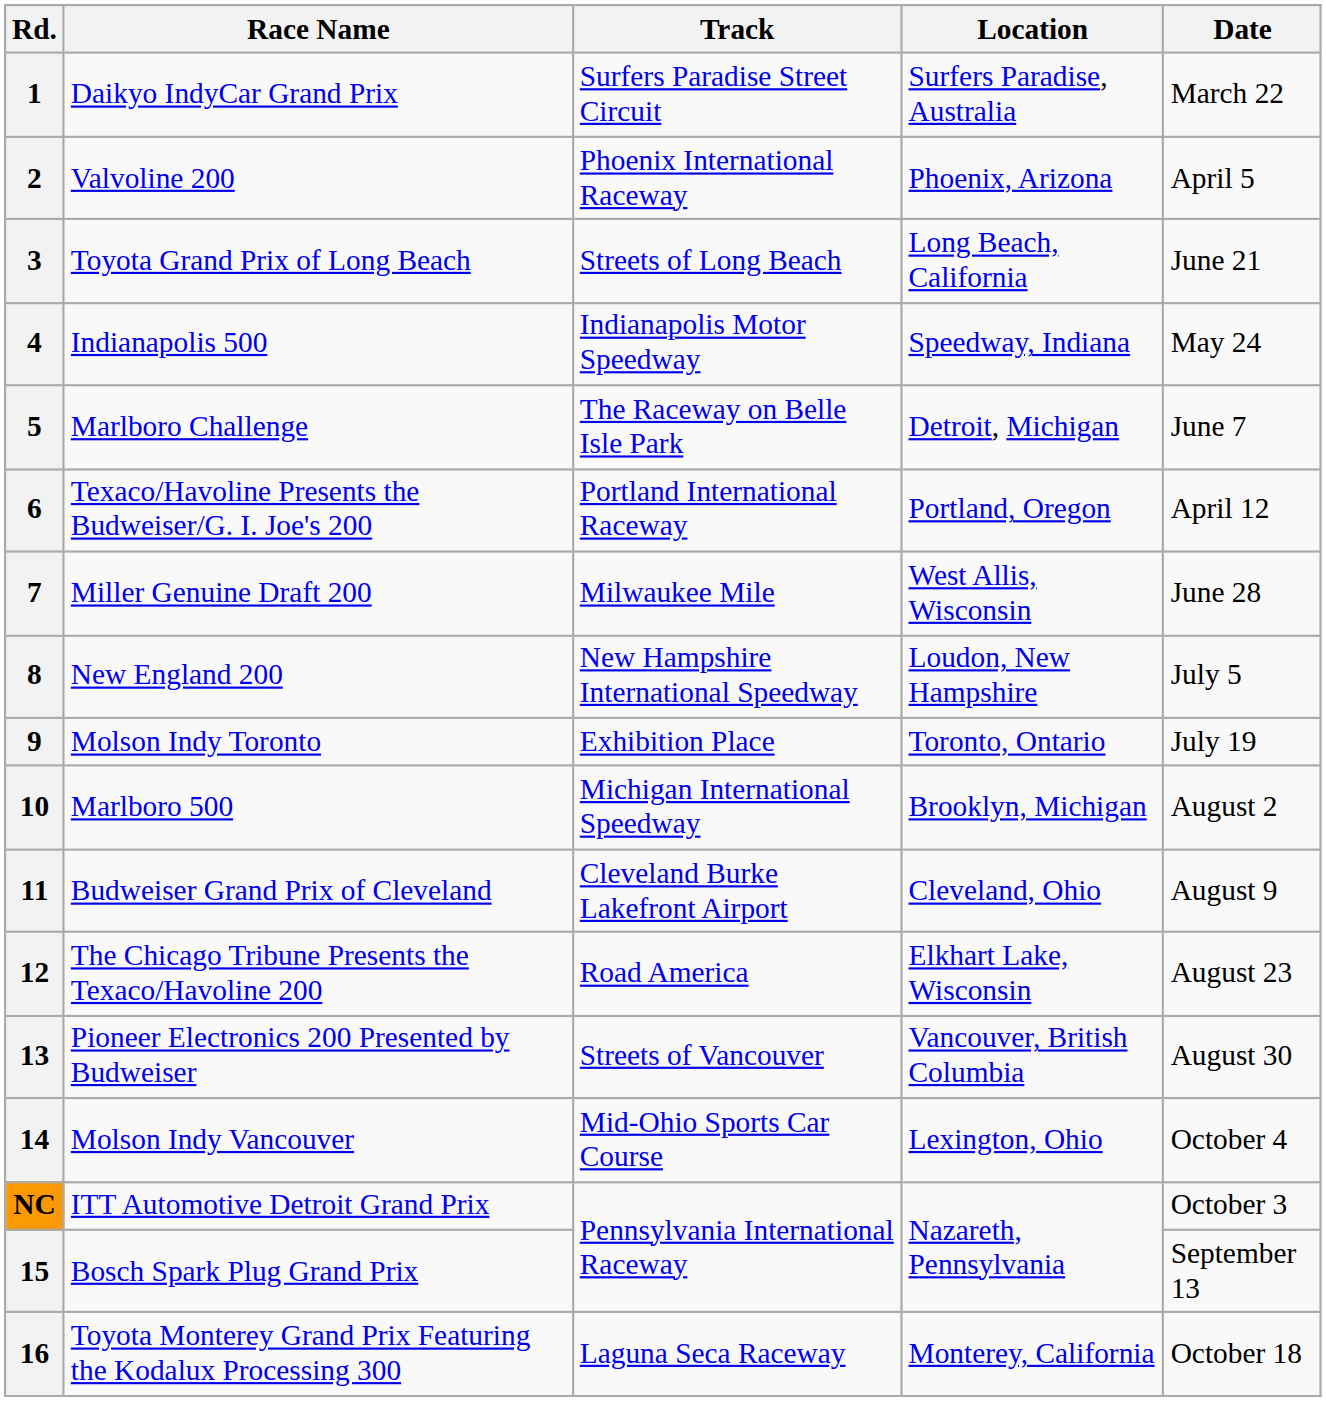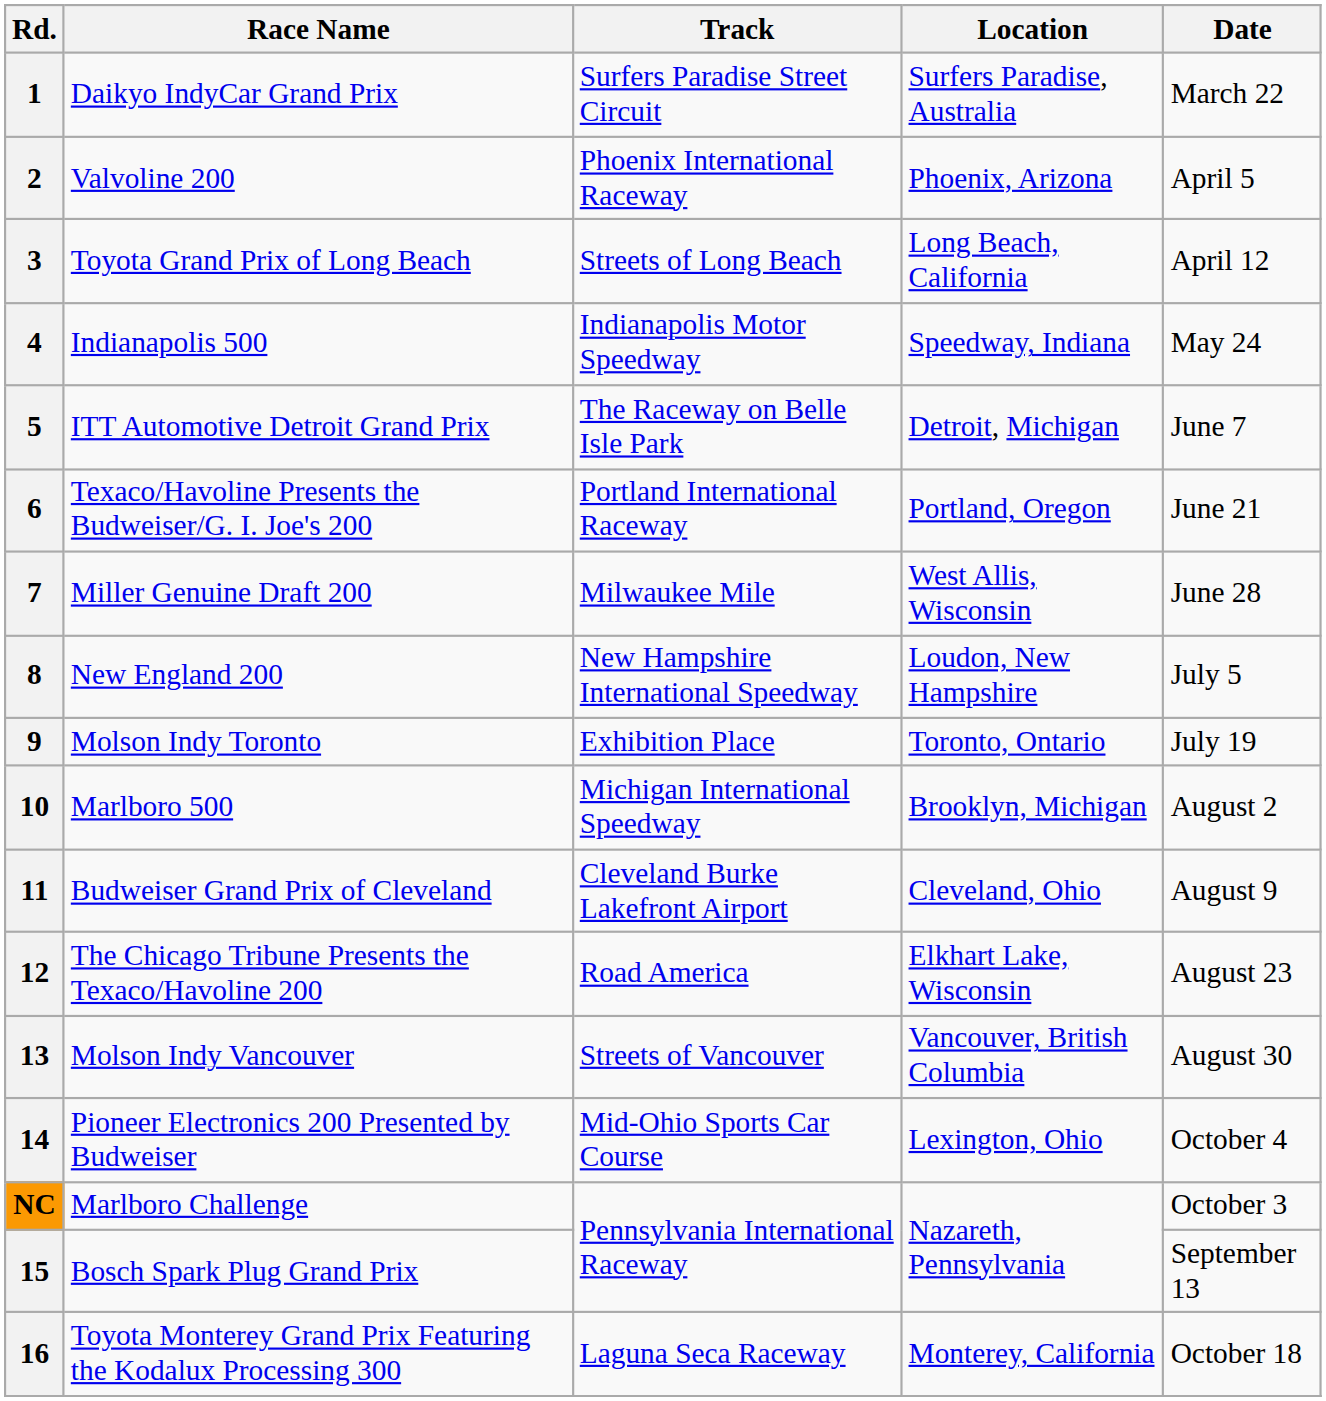(1216, 260) June 21 -> (1220, 260) April 12
(189, 426) Marlboro Challenge -> (280, 426) ITT Automotive Detroit Grand Prix
(1220, 509) April 12 -> (1216, 509) June 21
(290, 1055) Pioneer Electronics 200 Presented by Budweiser -> (212, 1055) Molson Indy Vancouver
(212, 1138) Molson Indy Vancouver -> (290, 1138) Pioneer Electronics 200 Presented by Budweiser
(280, 1204) ITT Automotive Detroit Grand Prix -> (189, 1204) Marlboro Challenge
